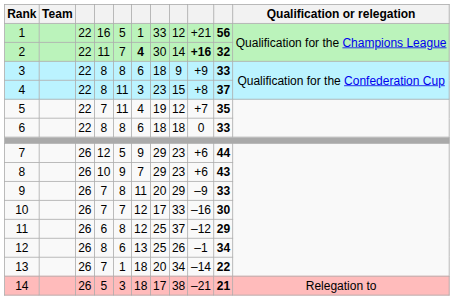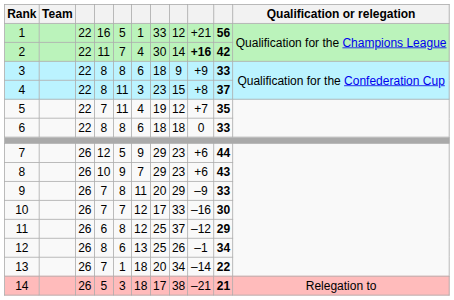(141, 52) bold -> (141, 52) normal
(223, 52) 32 -> (223, 52) 42
